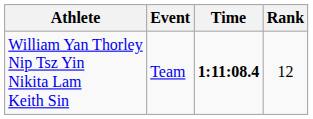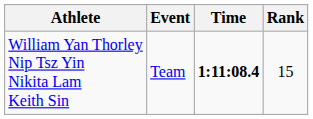(285, 72) 12 -> (285, 72) 15
